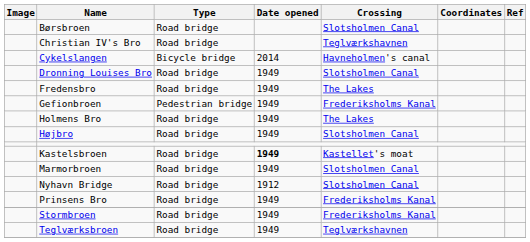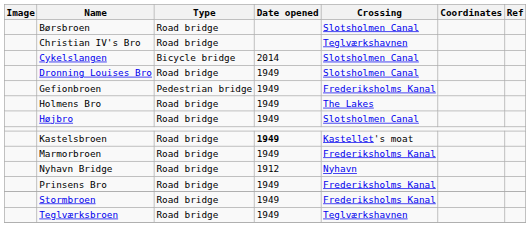(377, 58) Havneholmen's canal -> (371, 58) Slotsholmen Canal
- row: (67, 88)
(371, 169) Slotsholmen Canal -> (379, 154) Frederiksholms Kanal
(371, 184) Slotsholmen Canal -> (340, 169) Nyhavn
